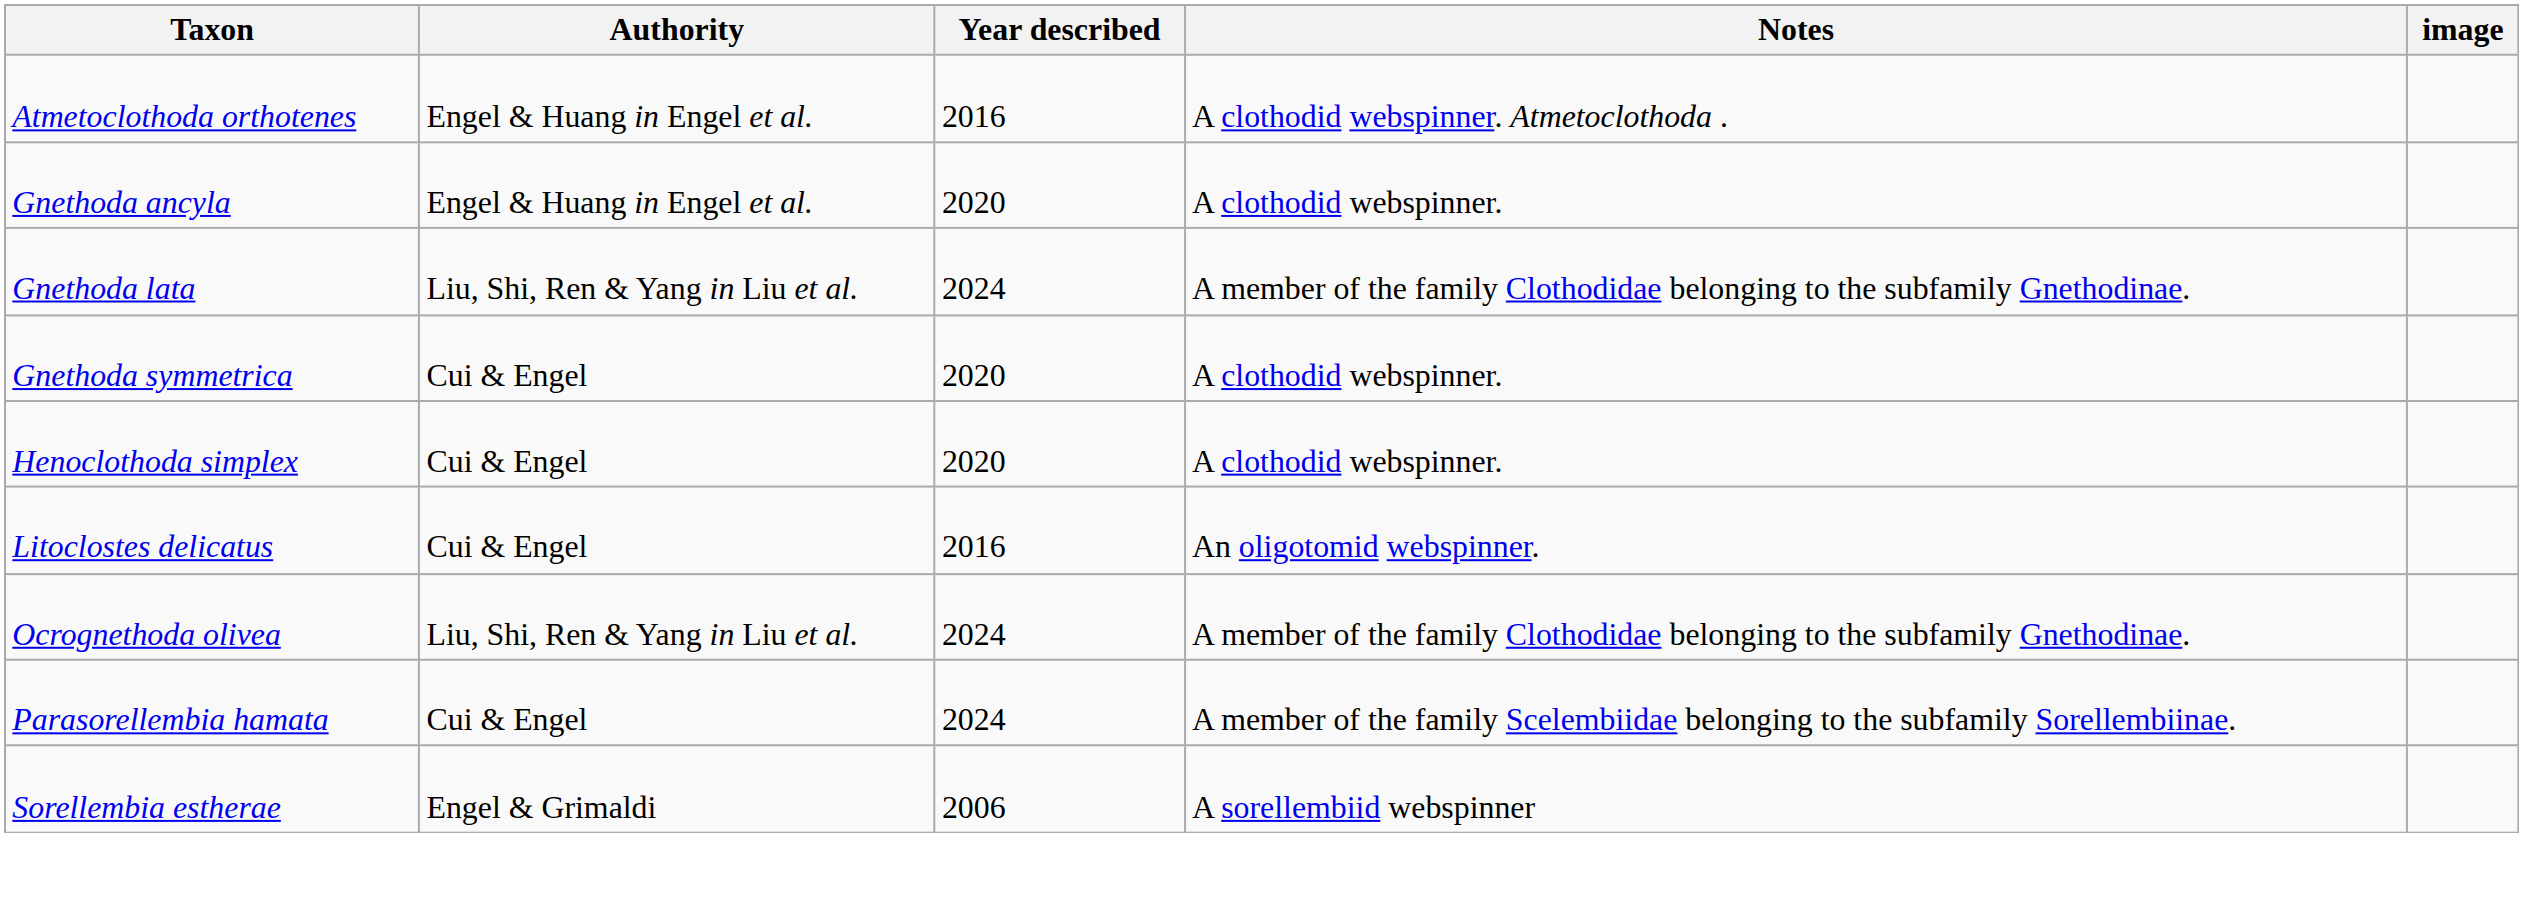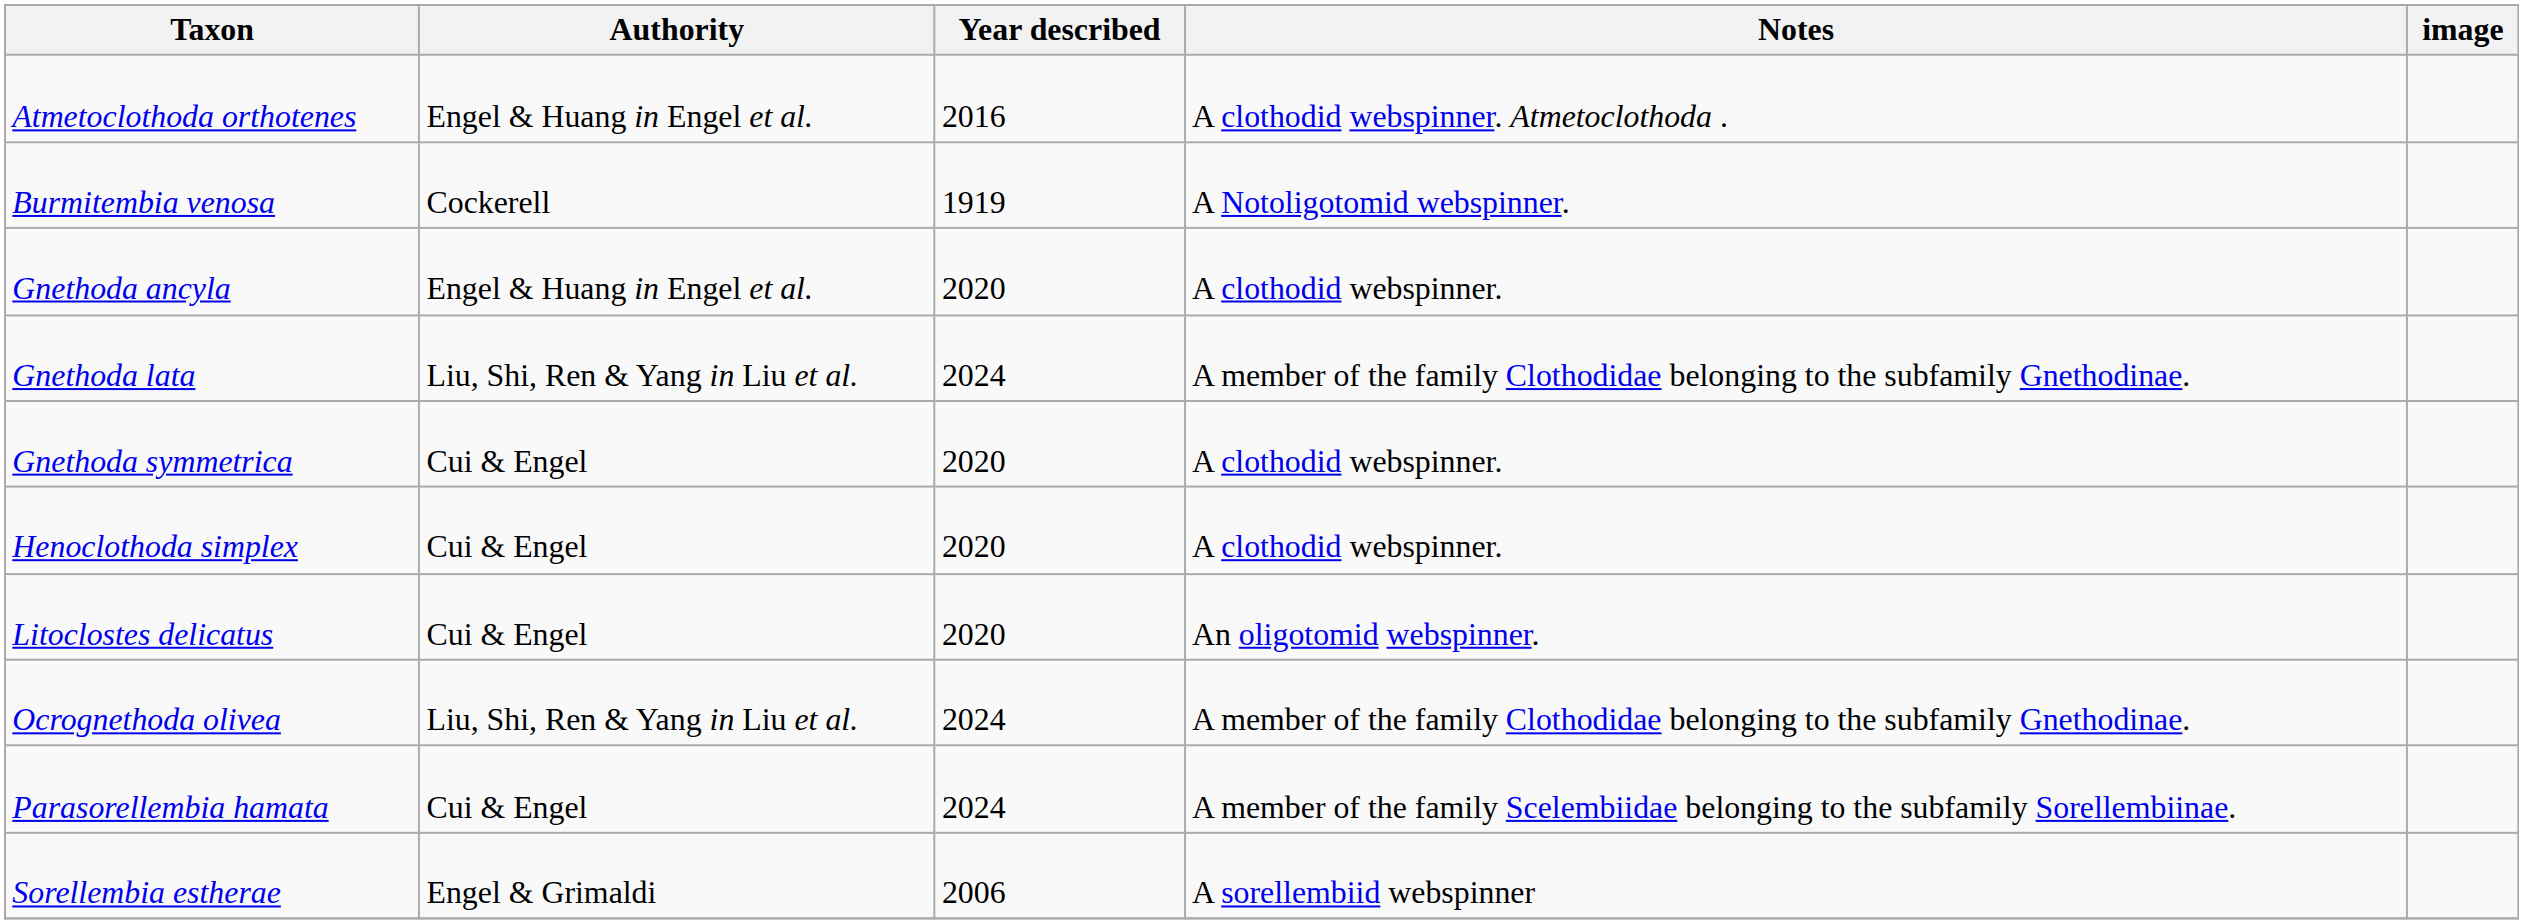+ row: (144, 202)
(974, 547) 2016 -> (974, 633) 2020
